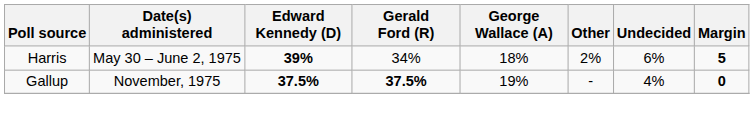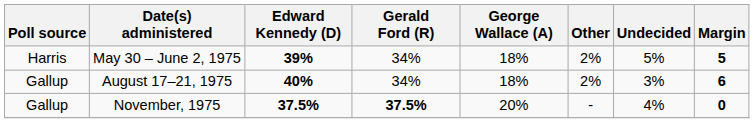(654, 58) 6% -> (654, 58) 5%
+ row: (167, 82)
(514, 82) 19% -> (514, 106) 20%
